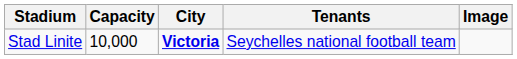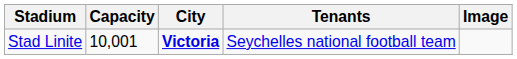(113, 41) 10,000 -> (113, 41) 10,001
